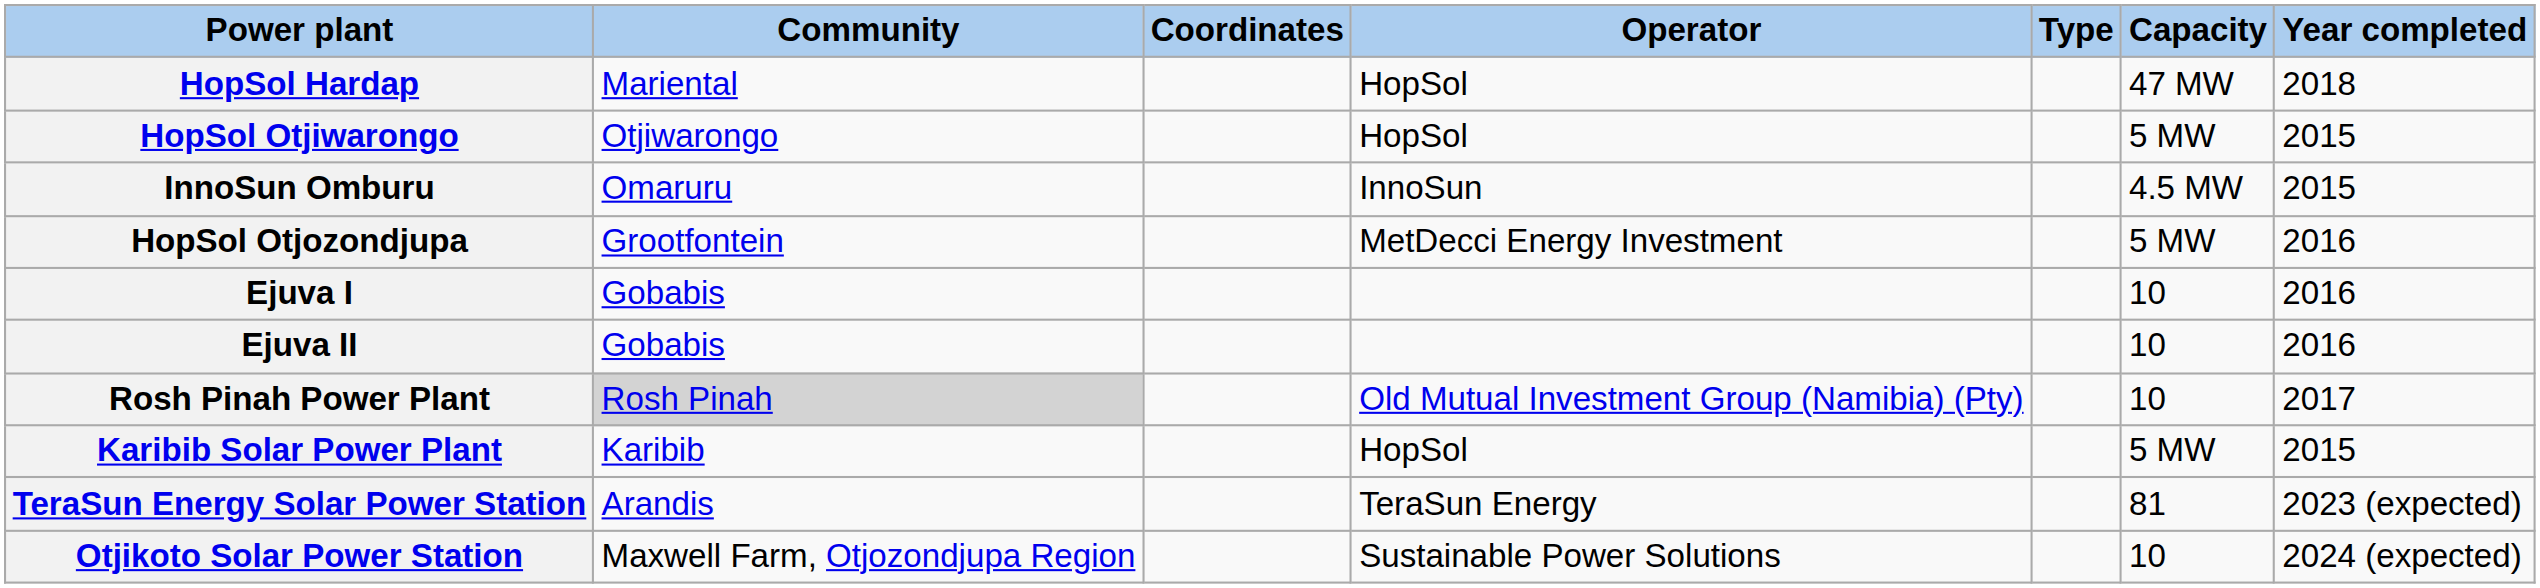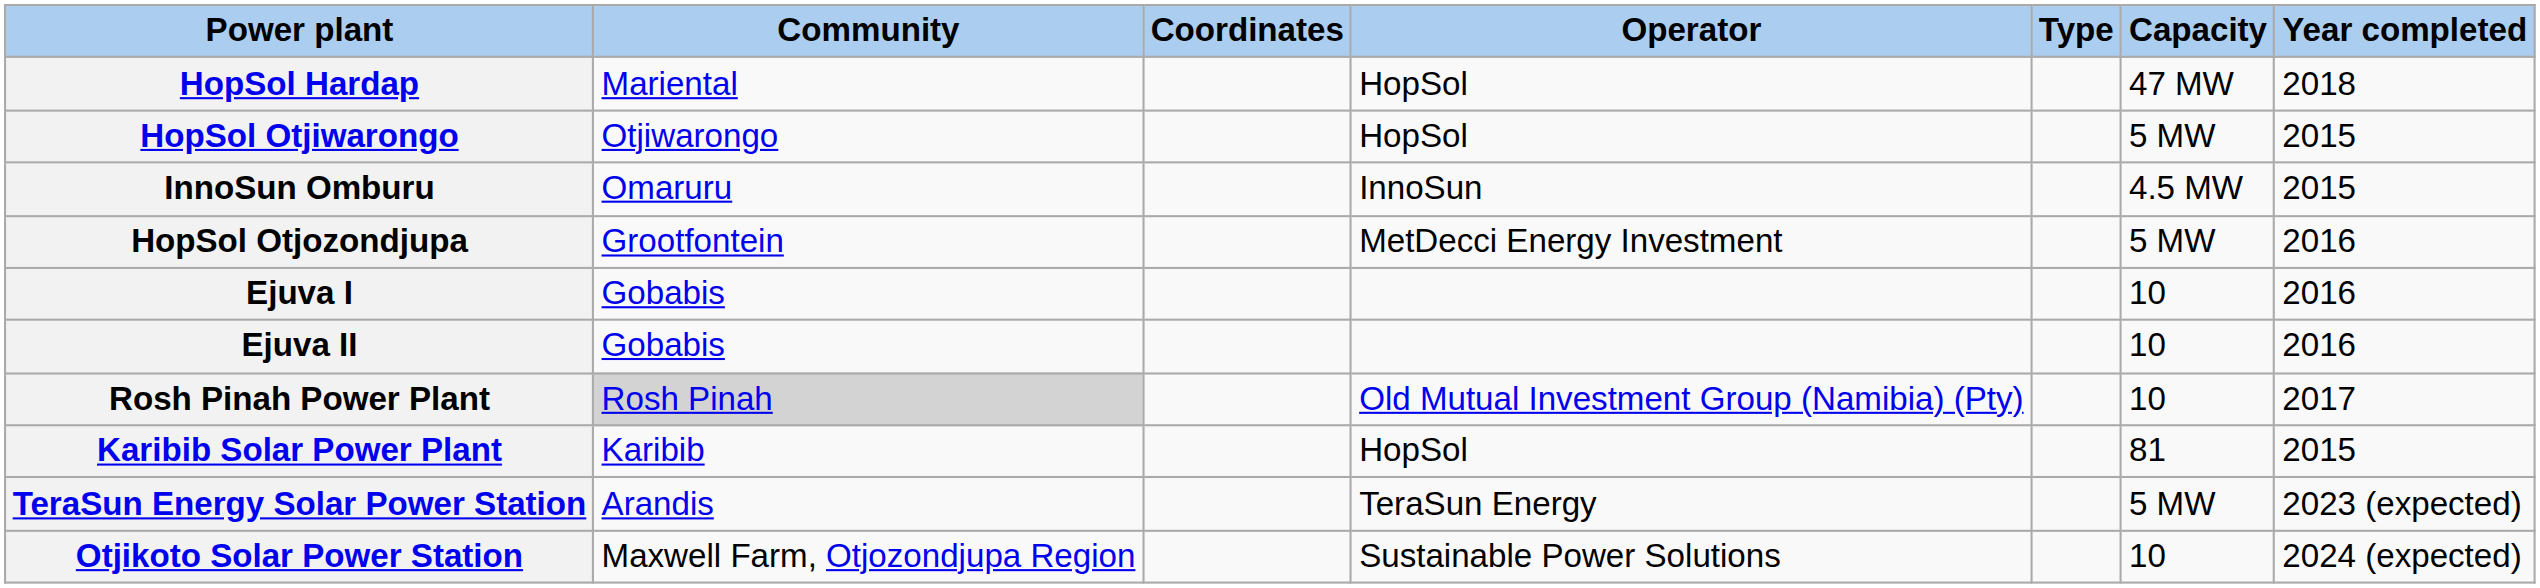(2172, 450) 5 MW -> (2147, 450) 81
(2147, 503) 81 -> (2172, 503) 5 MW
